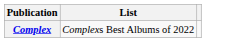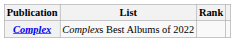+ column: (211, 12)
